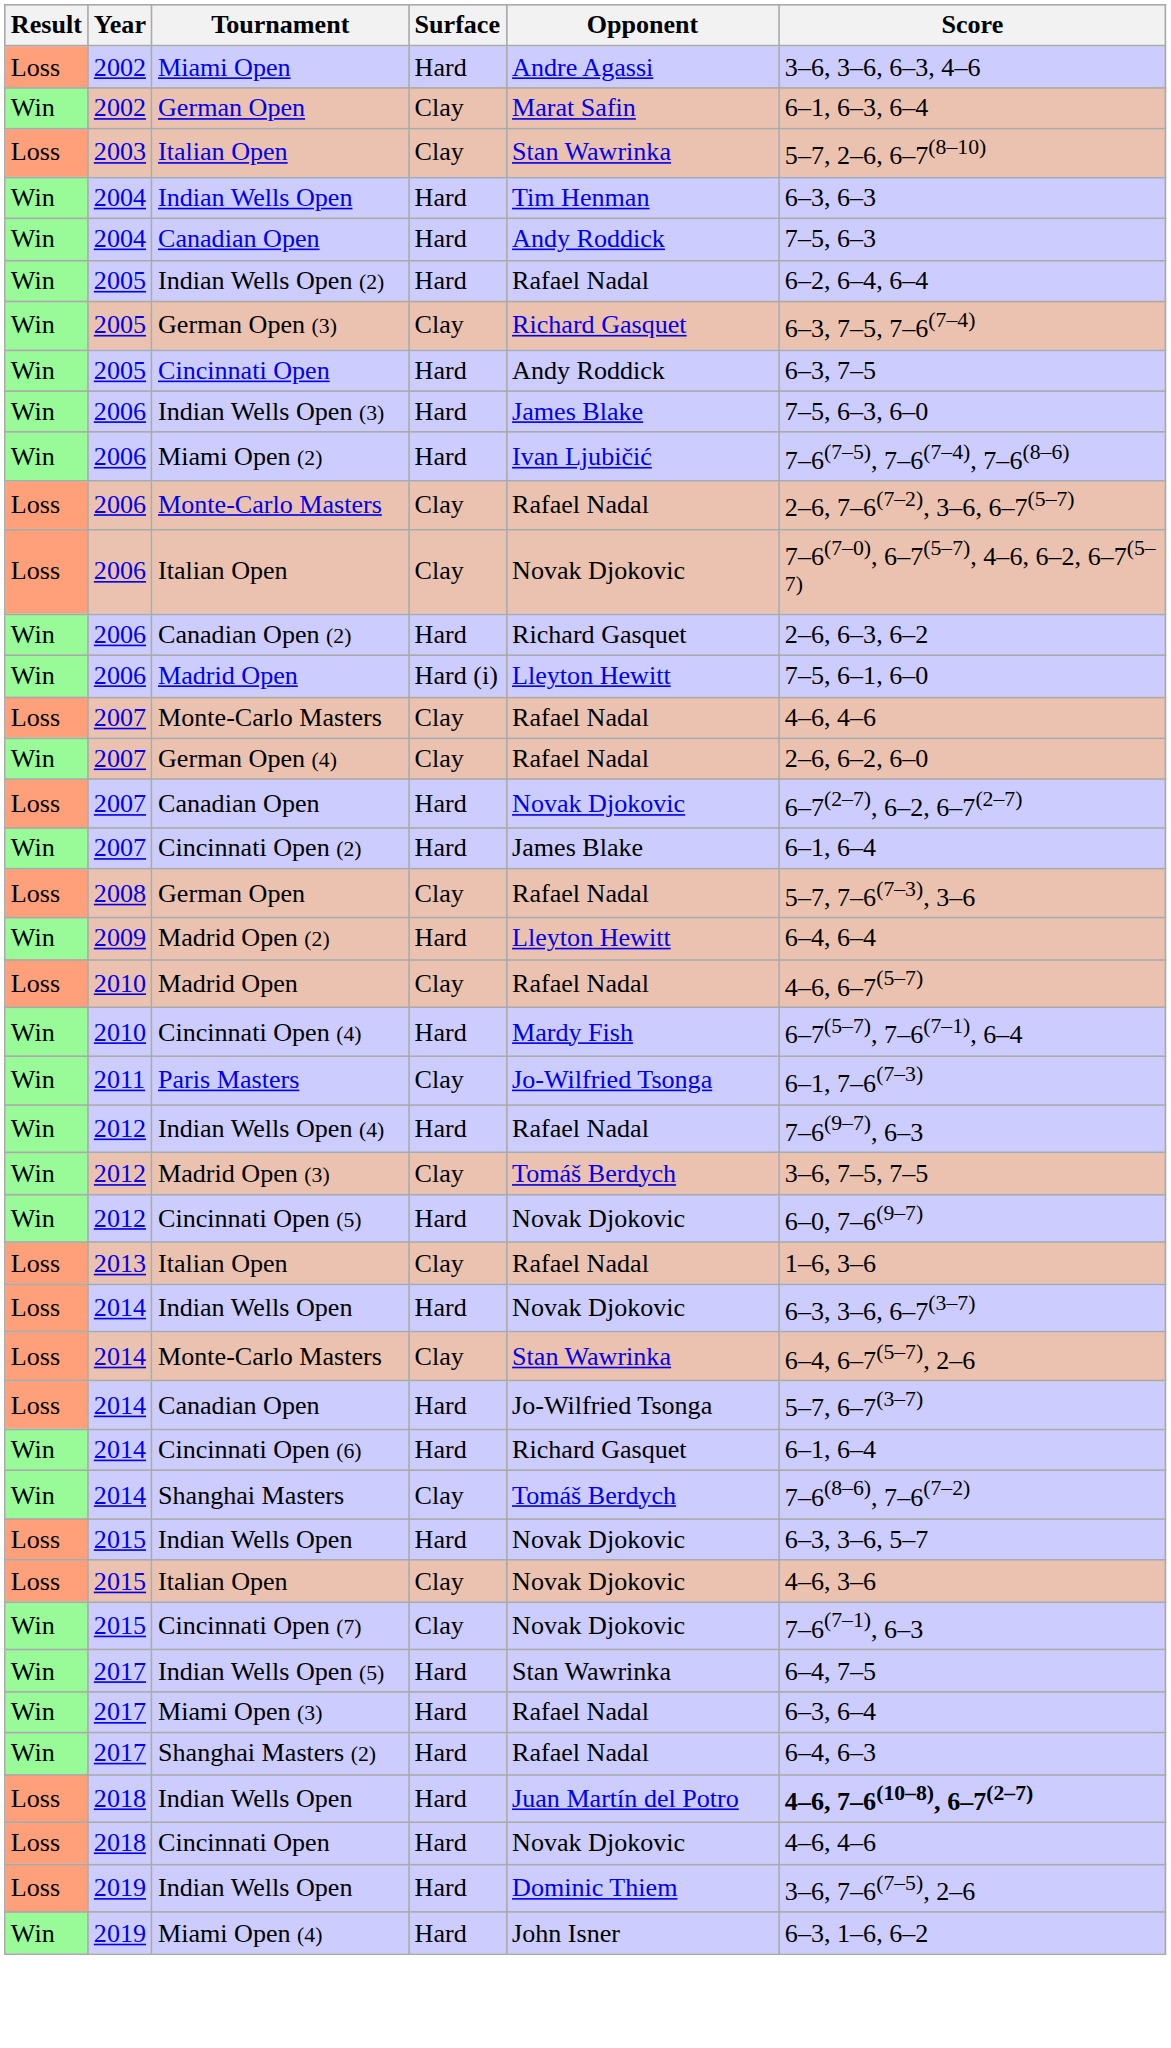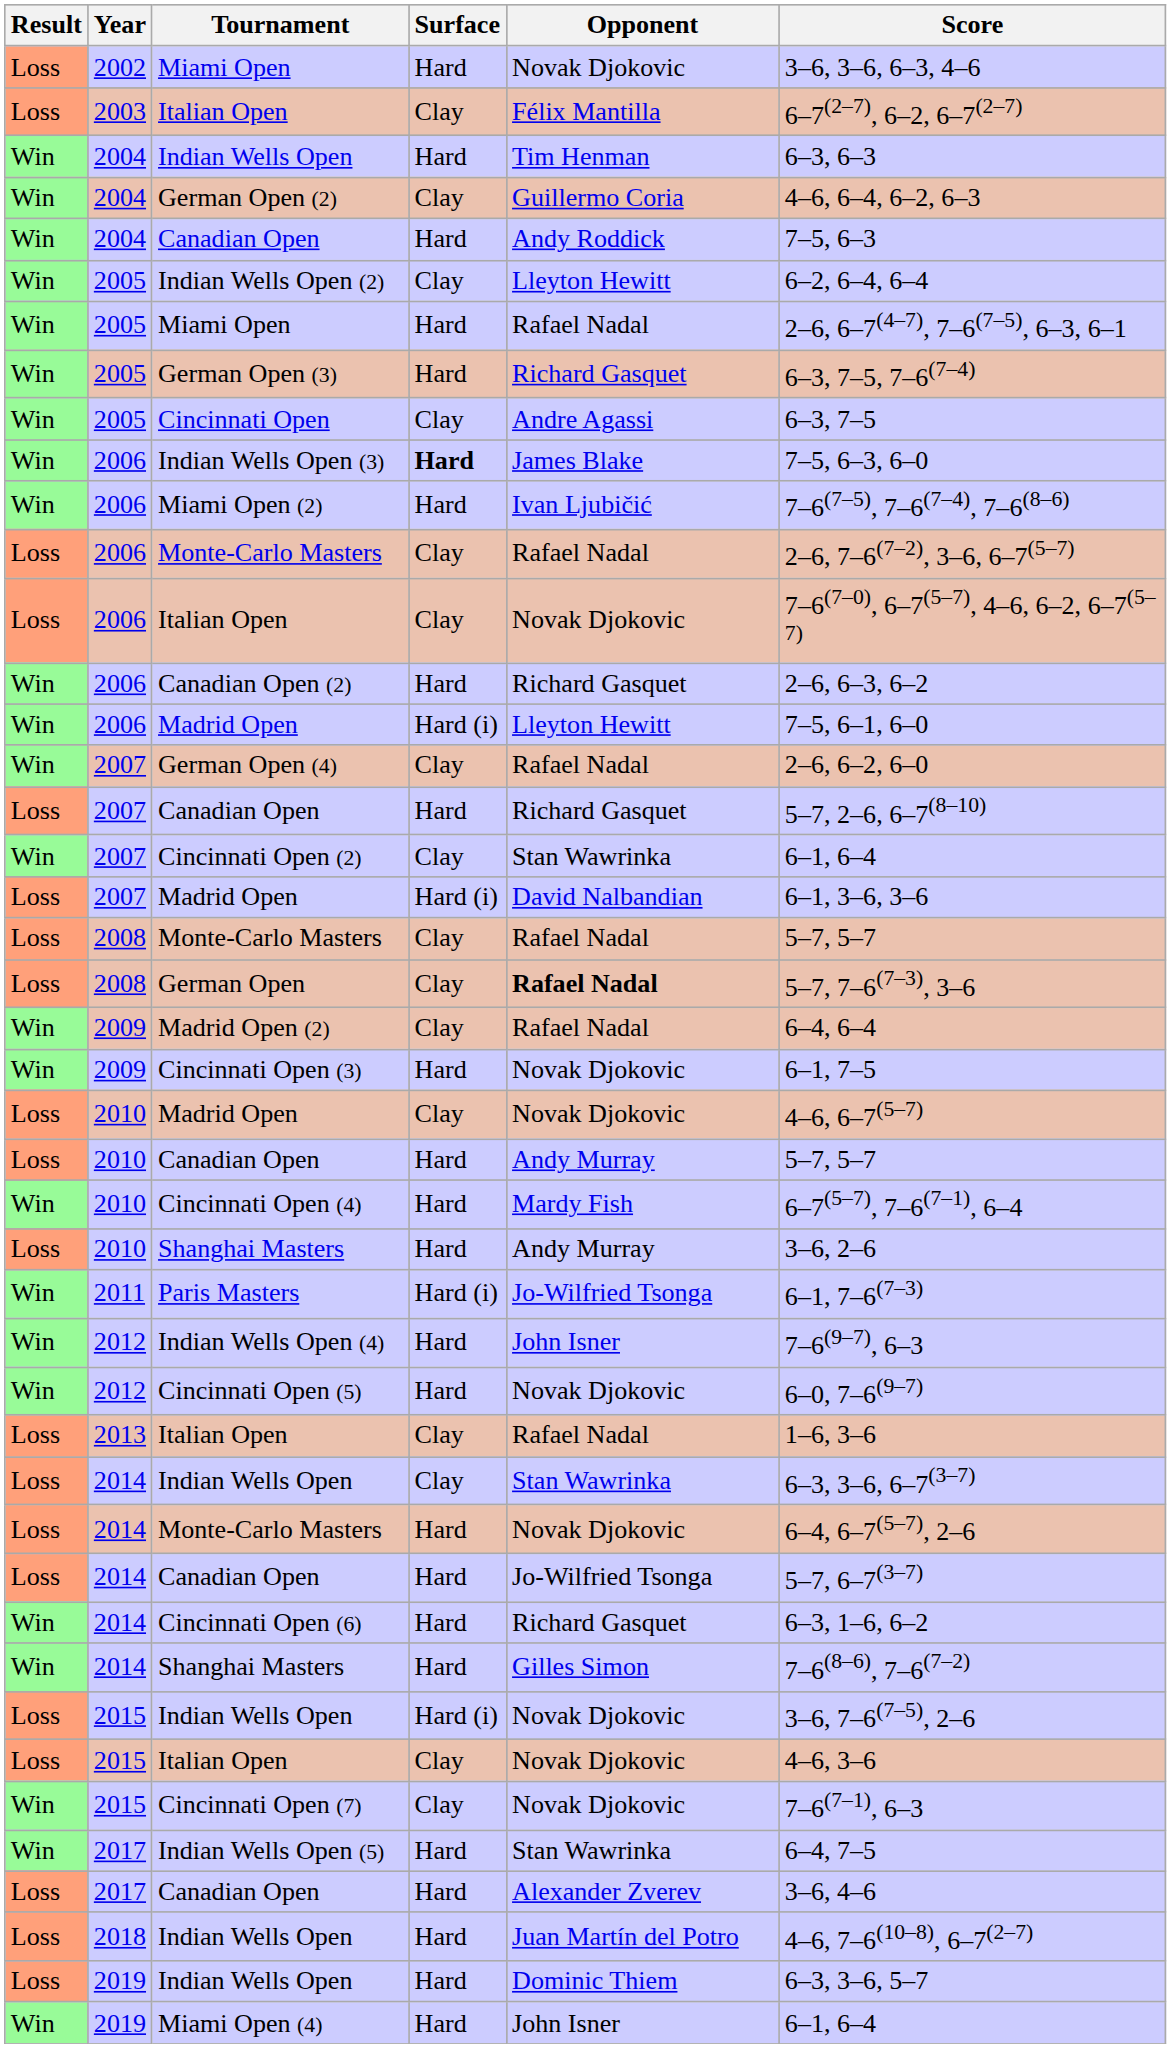(583, 66) Andre Agassi -> (599, 66) Novak Djokovic
- row: (120, 107)
(592, 152) Stan Wawrinka -> (586, 111) Félix Mantilla
(886, 152) 5–7, 2–6, 6–7(8–10) -> (904, 111) 6–7(2–7), 6–2, 6–7(2–7)
+ row: (120, 197)
(441, 280) Hard -> (439, 280) Clay
(580, 280) Rafael Nadal -> (591, 280) Lleyton Hewitt
+ row: (120, 325)
(439, 325) Clay -> (441, 373) Hard
(441, 370) Hard -> (439, 418) Clay
(588, 370) Andy Roddick -> (583, 418) Andre Agassi
(441, 411) normal -> (444, 459) bold
- row: (120, 717)
(599, 803) Novak Djokovic -> (599, 810) Richard Gasquet
(904, 803) 6–7(2–7), 6–2, 6–7(2–7) -> (886, 810) 5–7, 2–6, 6–7(8–10)
(441, 848) Hard -> (439, 855) Clay
(578, 848) James Blake -> (592, 855) Stan Wawrinka
+ row: (120, 896)
+ row: (120, 938)
(580, 893) normal -> (585, 983) bold
(441, 938) Hard -> (439, 1027) Clay
(591, 938) Lleyton Hewitt -> (580, 1027) Rafael Nadal
+ row: (120, 1069)
(580, 983) Rafael Nadal -> (599, 1114) Novak Djokovic
+ row: (120, 1159)
+ row: (120, 1248)
(439, 1079) Clay -> (456, 1293) Hard (i)
(580, 1128) Rafael Nadal -> (566, 1342) John Isner
- row: (120, 1173)
(441, 1307) Hard -> (439, 1480) Clay
(599, 1307) Novak Djokovic -> (592, 1480) Stan Wawrinka
(439, 1356) Clay -> (441, 1528) Hard
(592, 1356) Stan Wawrinka -> (599, 1528) Novak Djokovic
(831, 1449) 6–1, 6–4 -> (857, 1622) 6–3, 1–6, 6–2
(439, 1494) Clay -> (441, 1666) Hard
(594, 1494) Tomáš Berdych -> (581, 1666) Gilles Simon
(441, 1539) Hard -> (456, 1715) Hard (i)
(857, 1539) 6–3, 3–6, 5–7 -> (880, 1715) 3–6, 7–6(7–5), 2–6
- row: (120, 1711)
+ row: (120, 1891)
- row: (120, 1753)
(909, 1798) bold -> (909, 1936) normal
- row: (120, 1843)
(880, 1887) 3–6, 7–6(7–5), 2–6 -> (857, 1981) 6–3, 3–6, 5–7
(857, 1932) 6–3, 1–6, 6–2 -> (831, 2022) 6–1, 6–4
